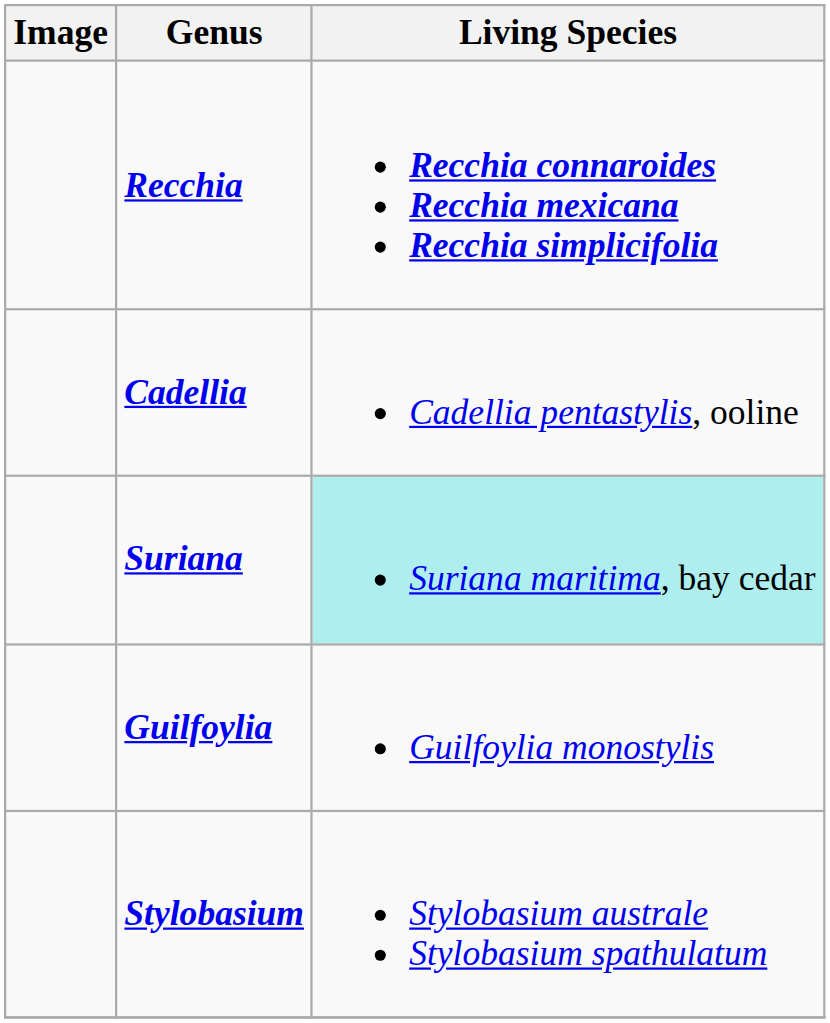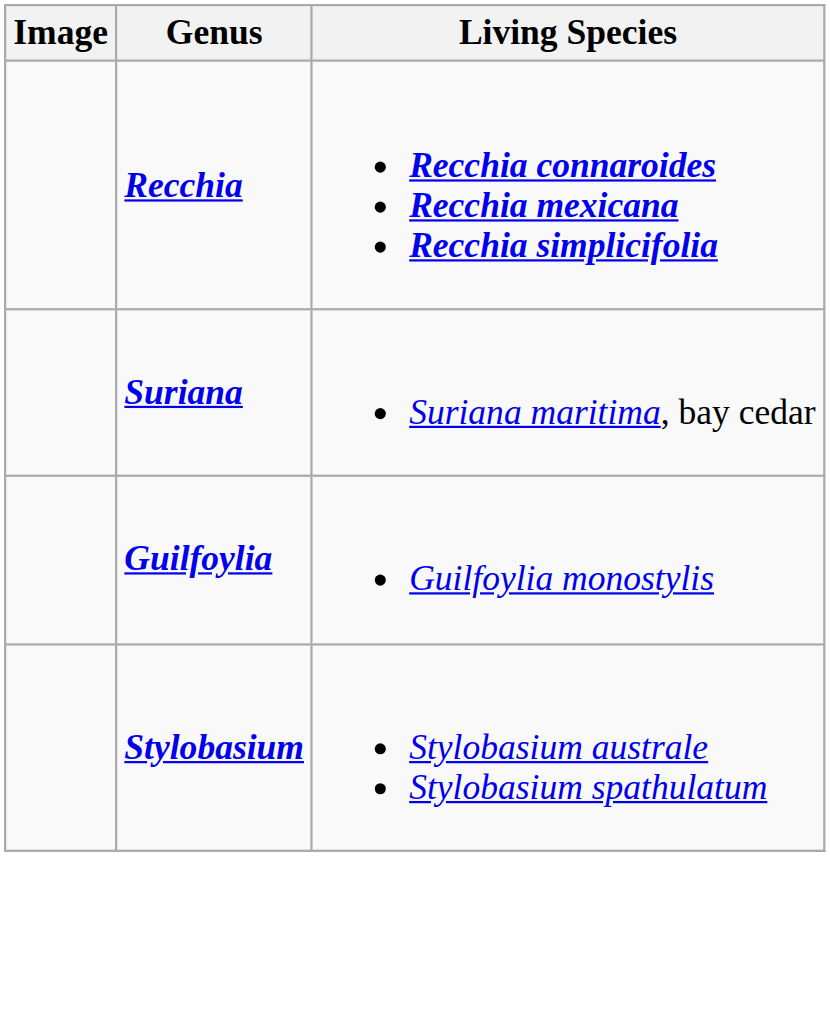- row: (186, 391)
(568, 580) paleturquoise background -> (568, 412) no background
